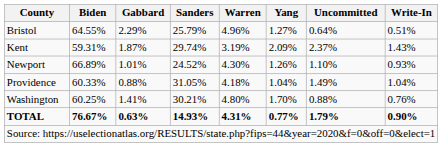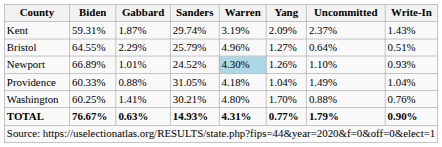rows swapped: (22, 30) <-> (17, 47)
(236, 64) no background -> (236, 64) lightblue background
